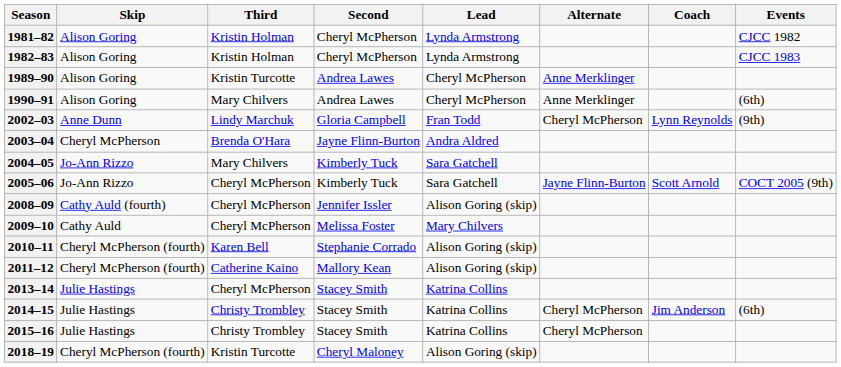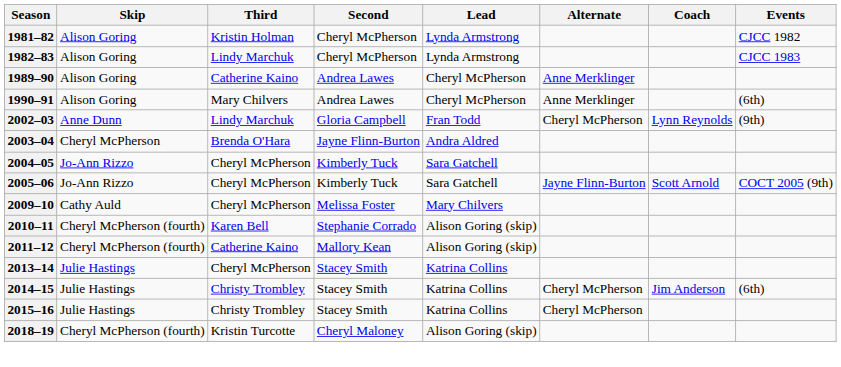(252, 57) Kristin Holman -> (252, 57) Lindy Marchuk
(253, 78) Kristin Turcotte -> (254, 78) Catherine Kaino
(249, 162) Mary Chilvers -> (261, 162) Cheryl McPherson
- row: (31, 204)
